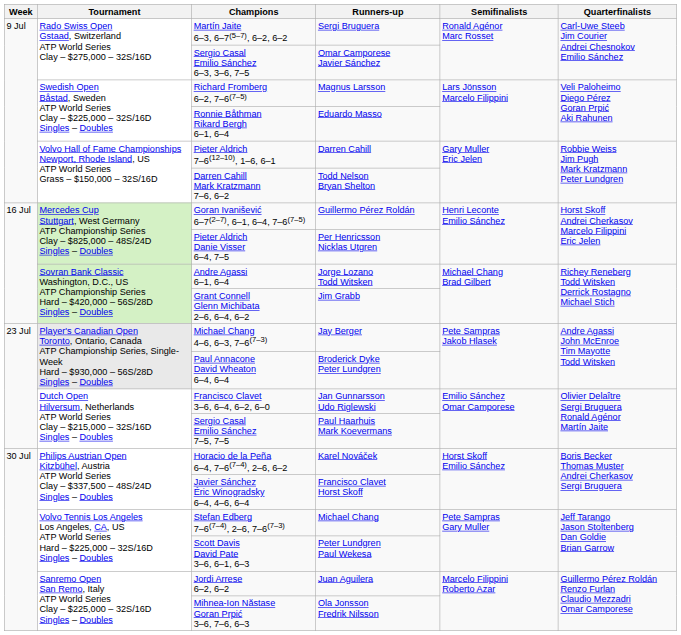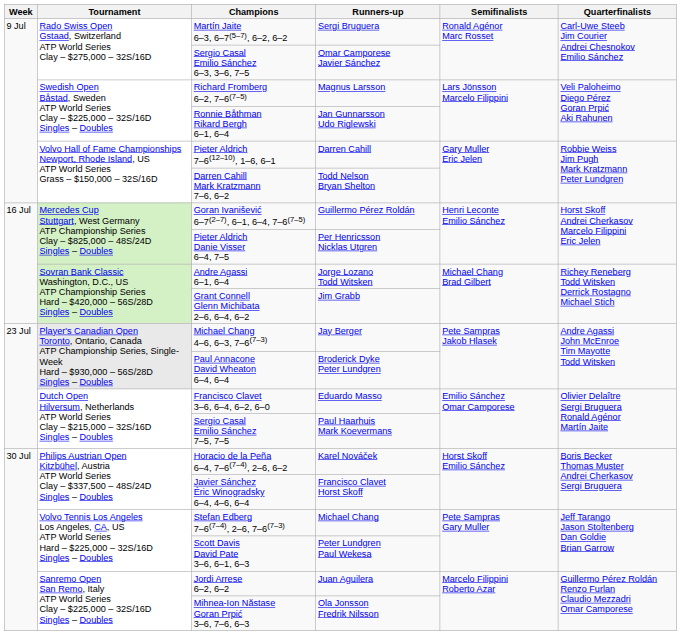(350, 114) Eduardo Masso -> (351, 119) Jan Gunnarsson Udo Riglewski
(351, 401) Jan Gunnarsson Udo Riglewski -> (350, 396) Eduardo Masso
